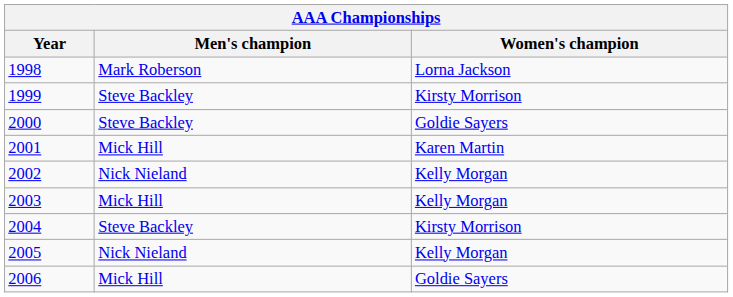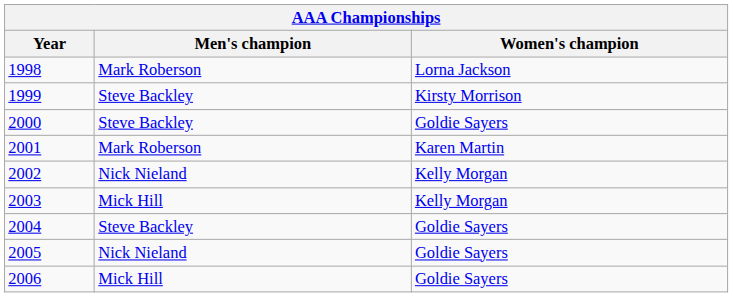(131, 148) Mick Hill -> (150, 148) Mark Roberson
(468, 226) Kirsty Morrison -> (461, 226) Goldie Sayers
(461, 252) Kelly Morgan -> (461, 252) Goldie Sayers
